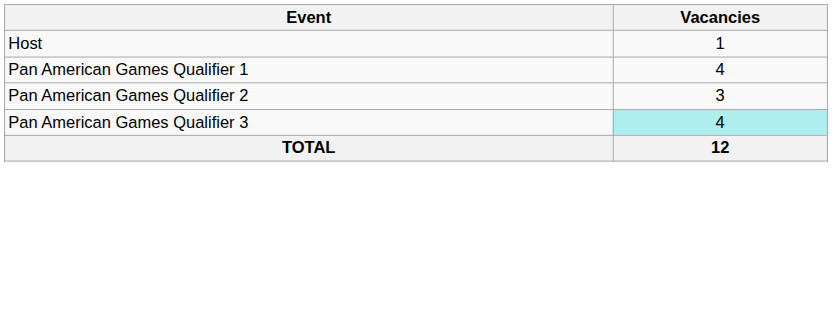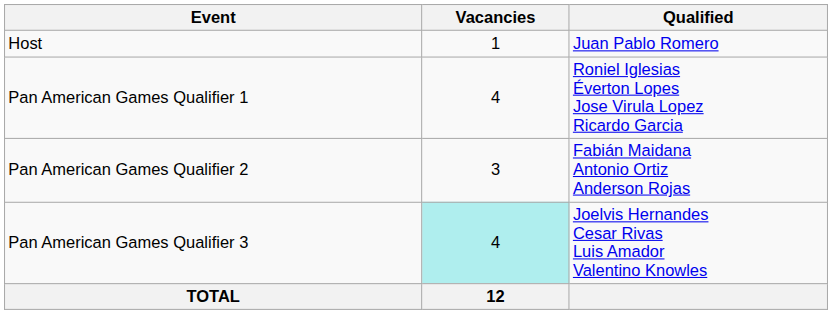+ column: (698, 17)
